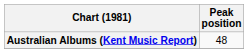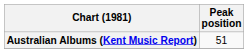(222, 40) 48 -> (222, 40) 51
